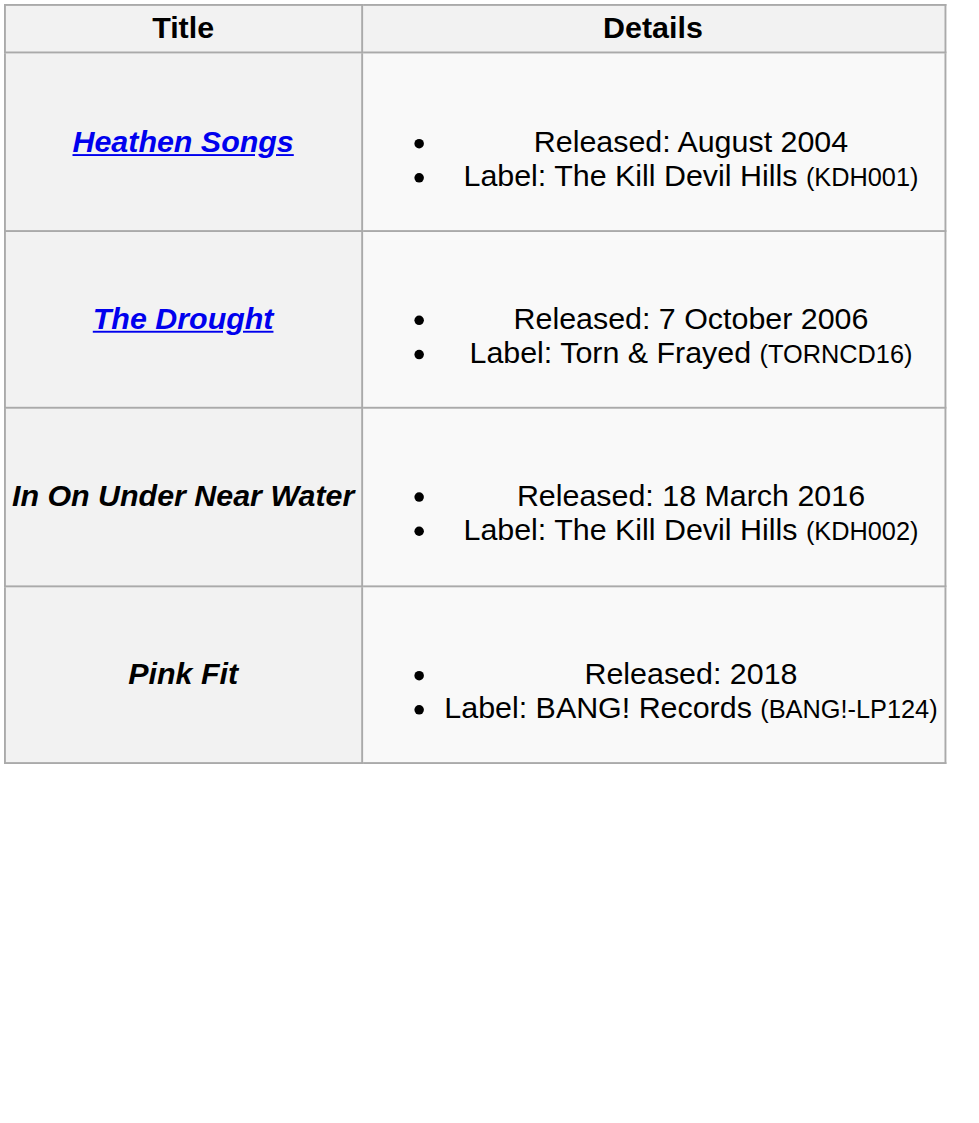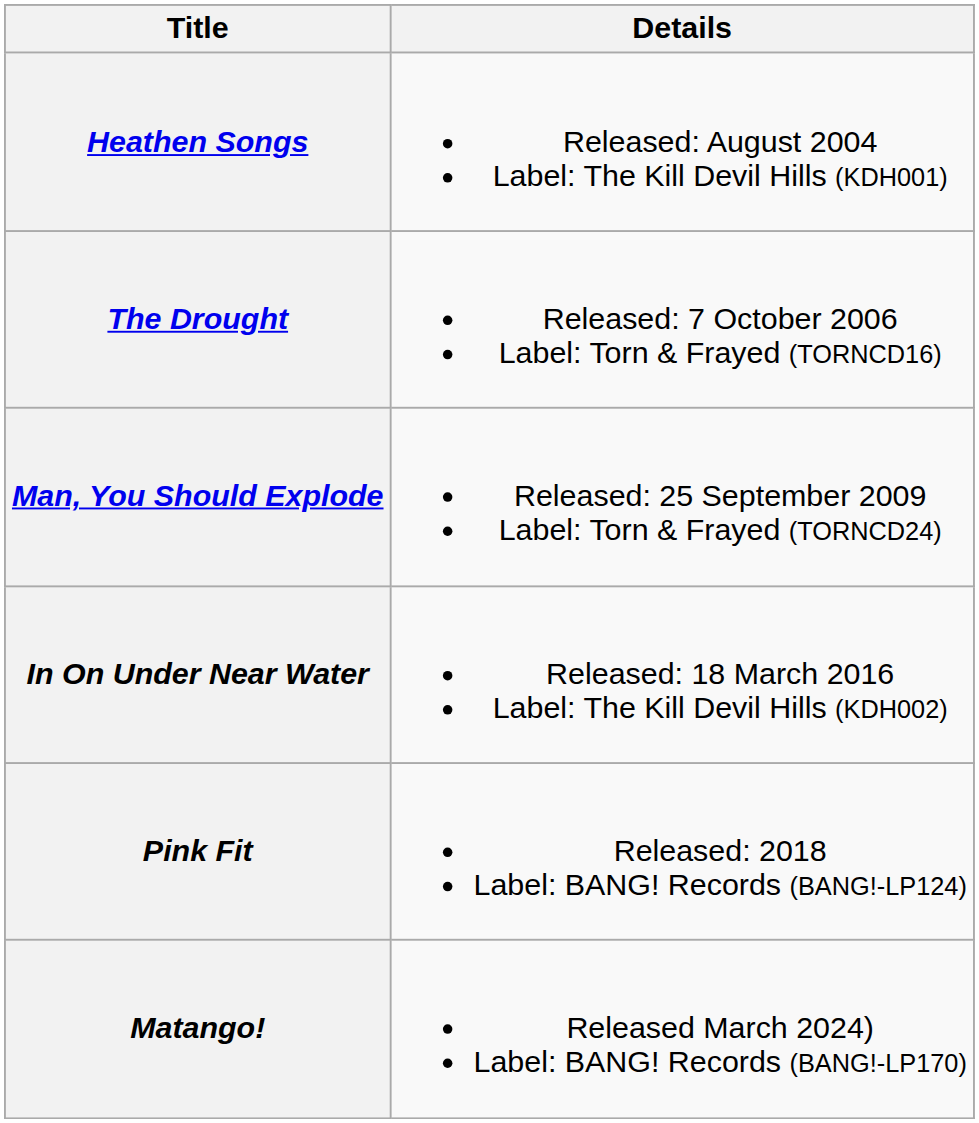+ row: (198, 496)
+ row: (198, 1028)
